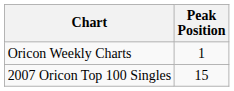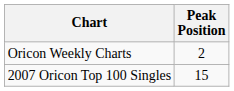(202, 53) 1 -> (202, 53) 2
